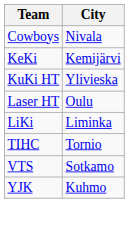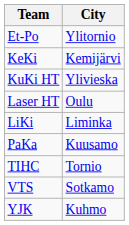- row: (33, 36)
+ row: (23, 36)
+ row: (22, 144)
